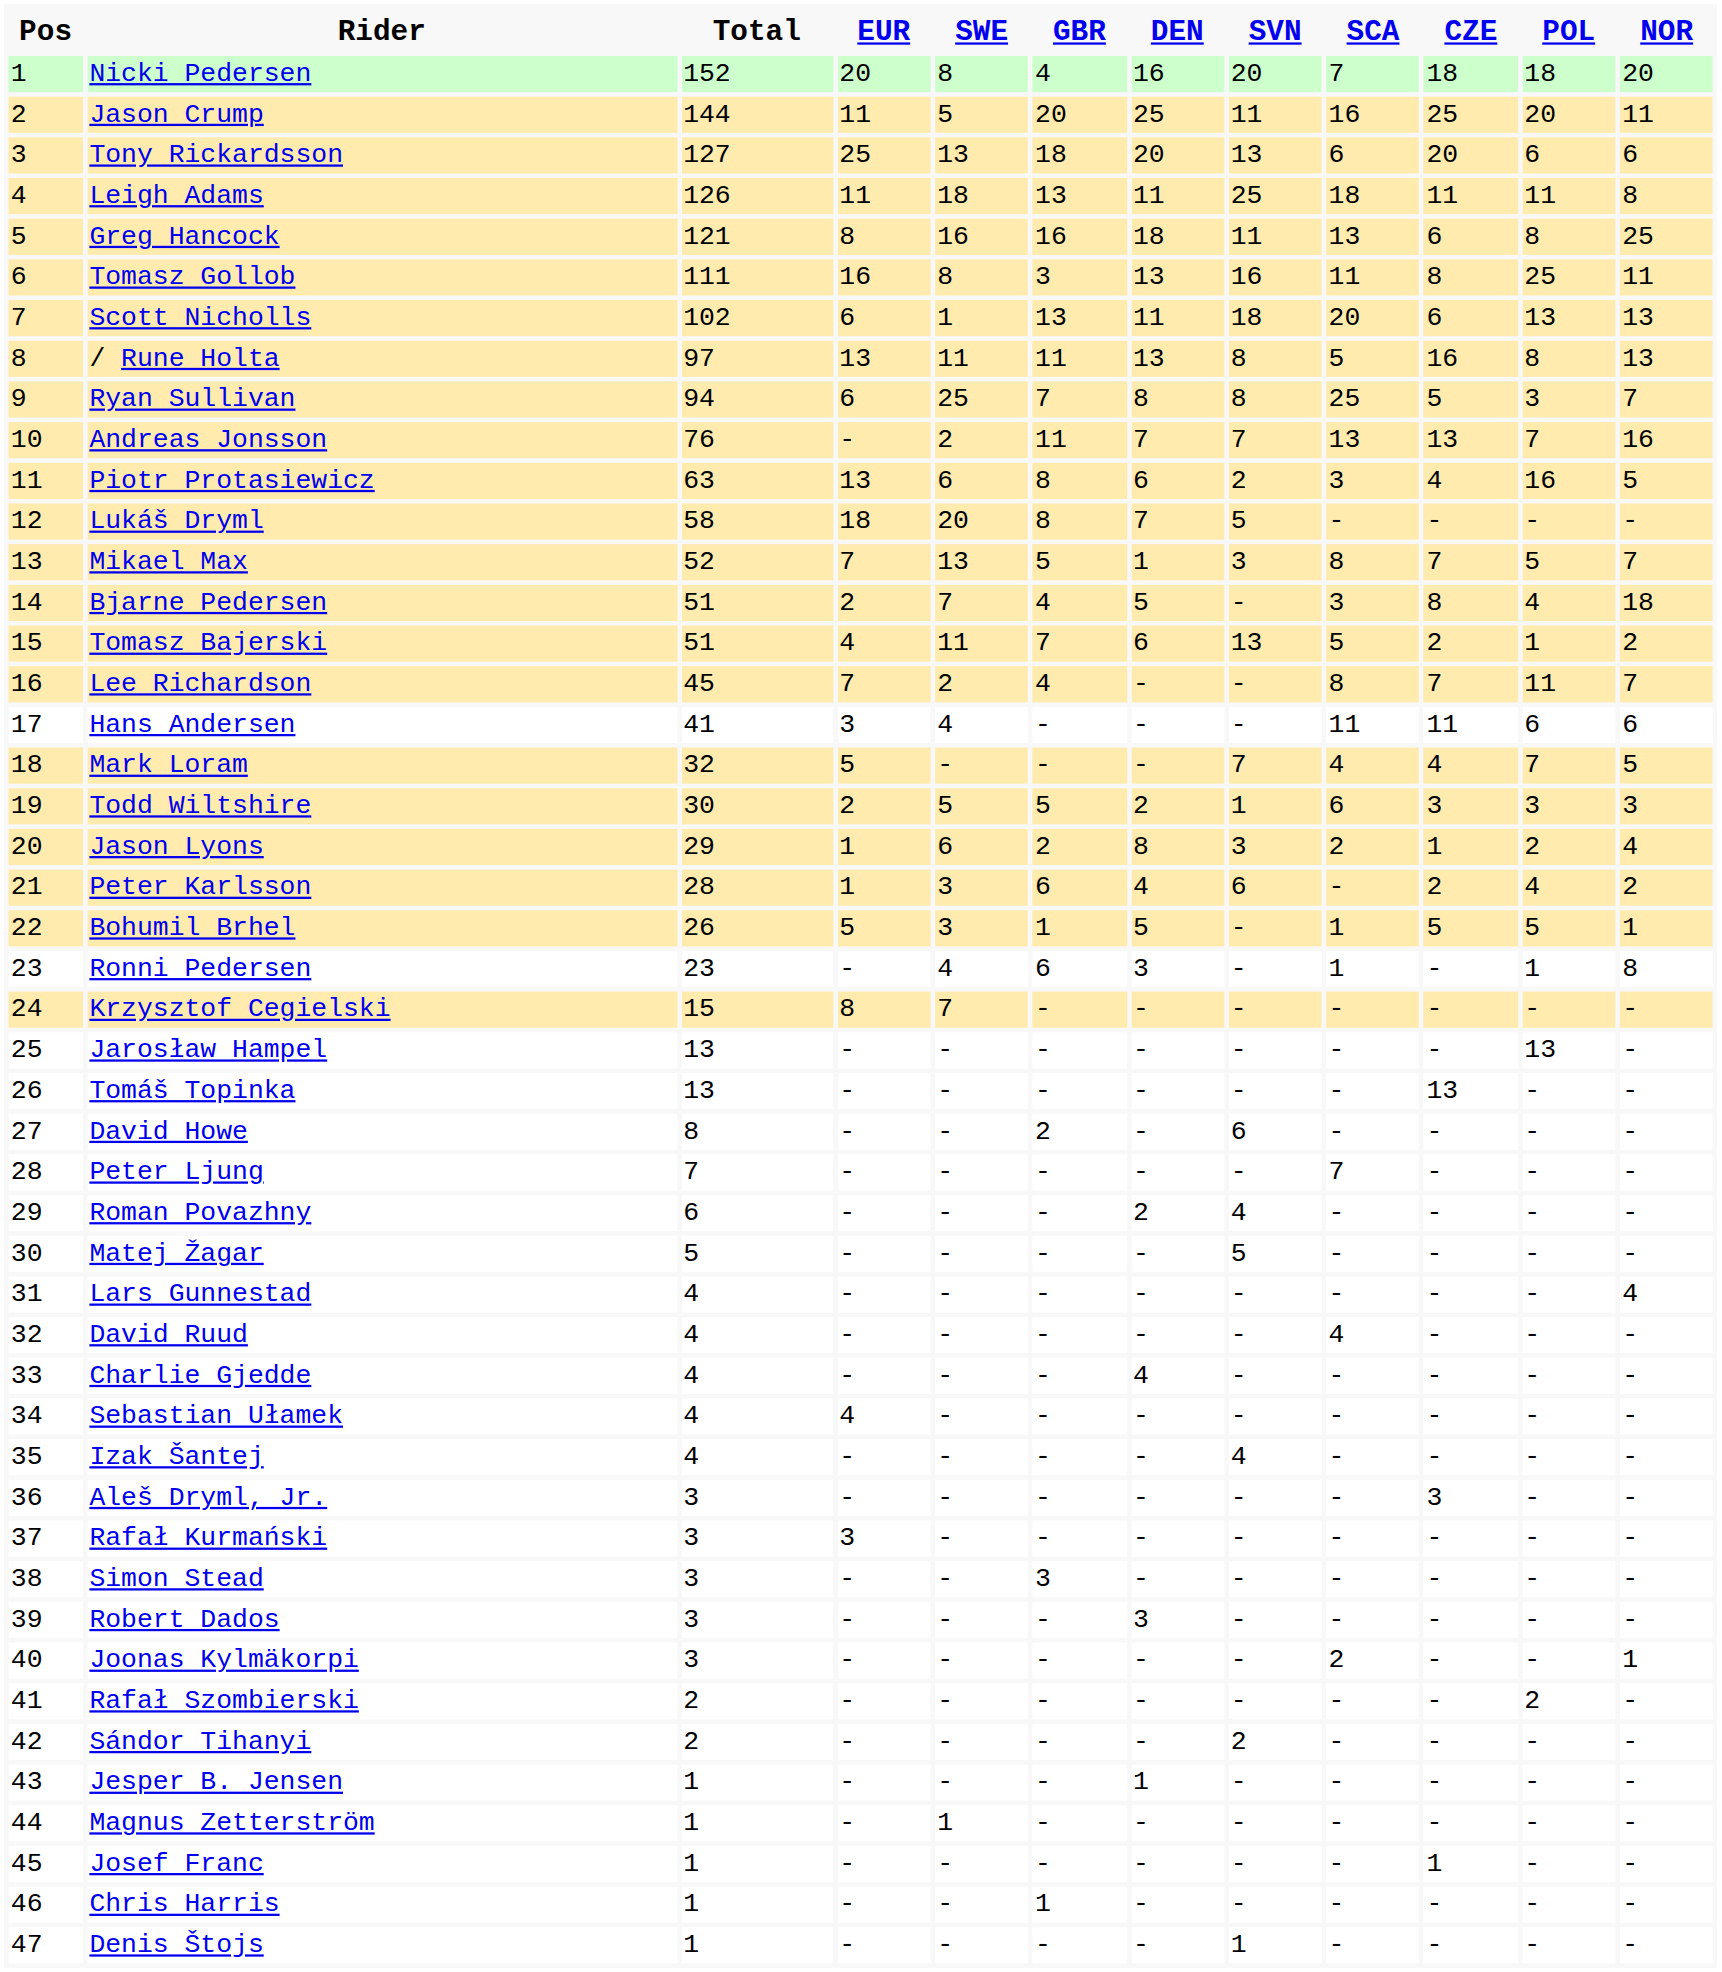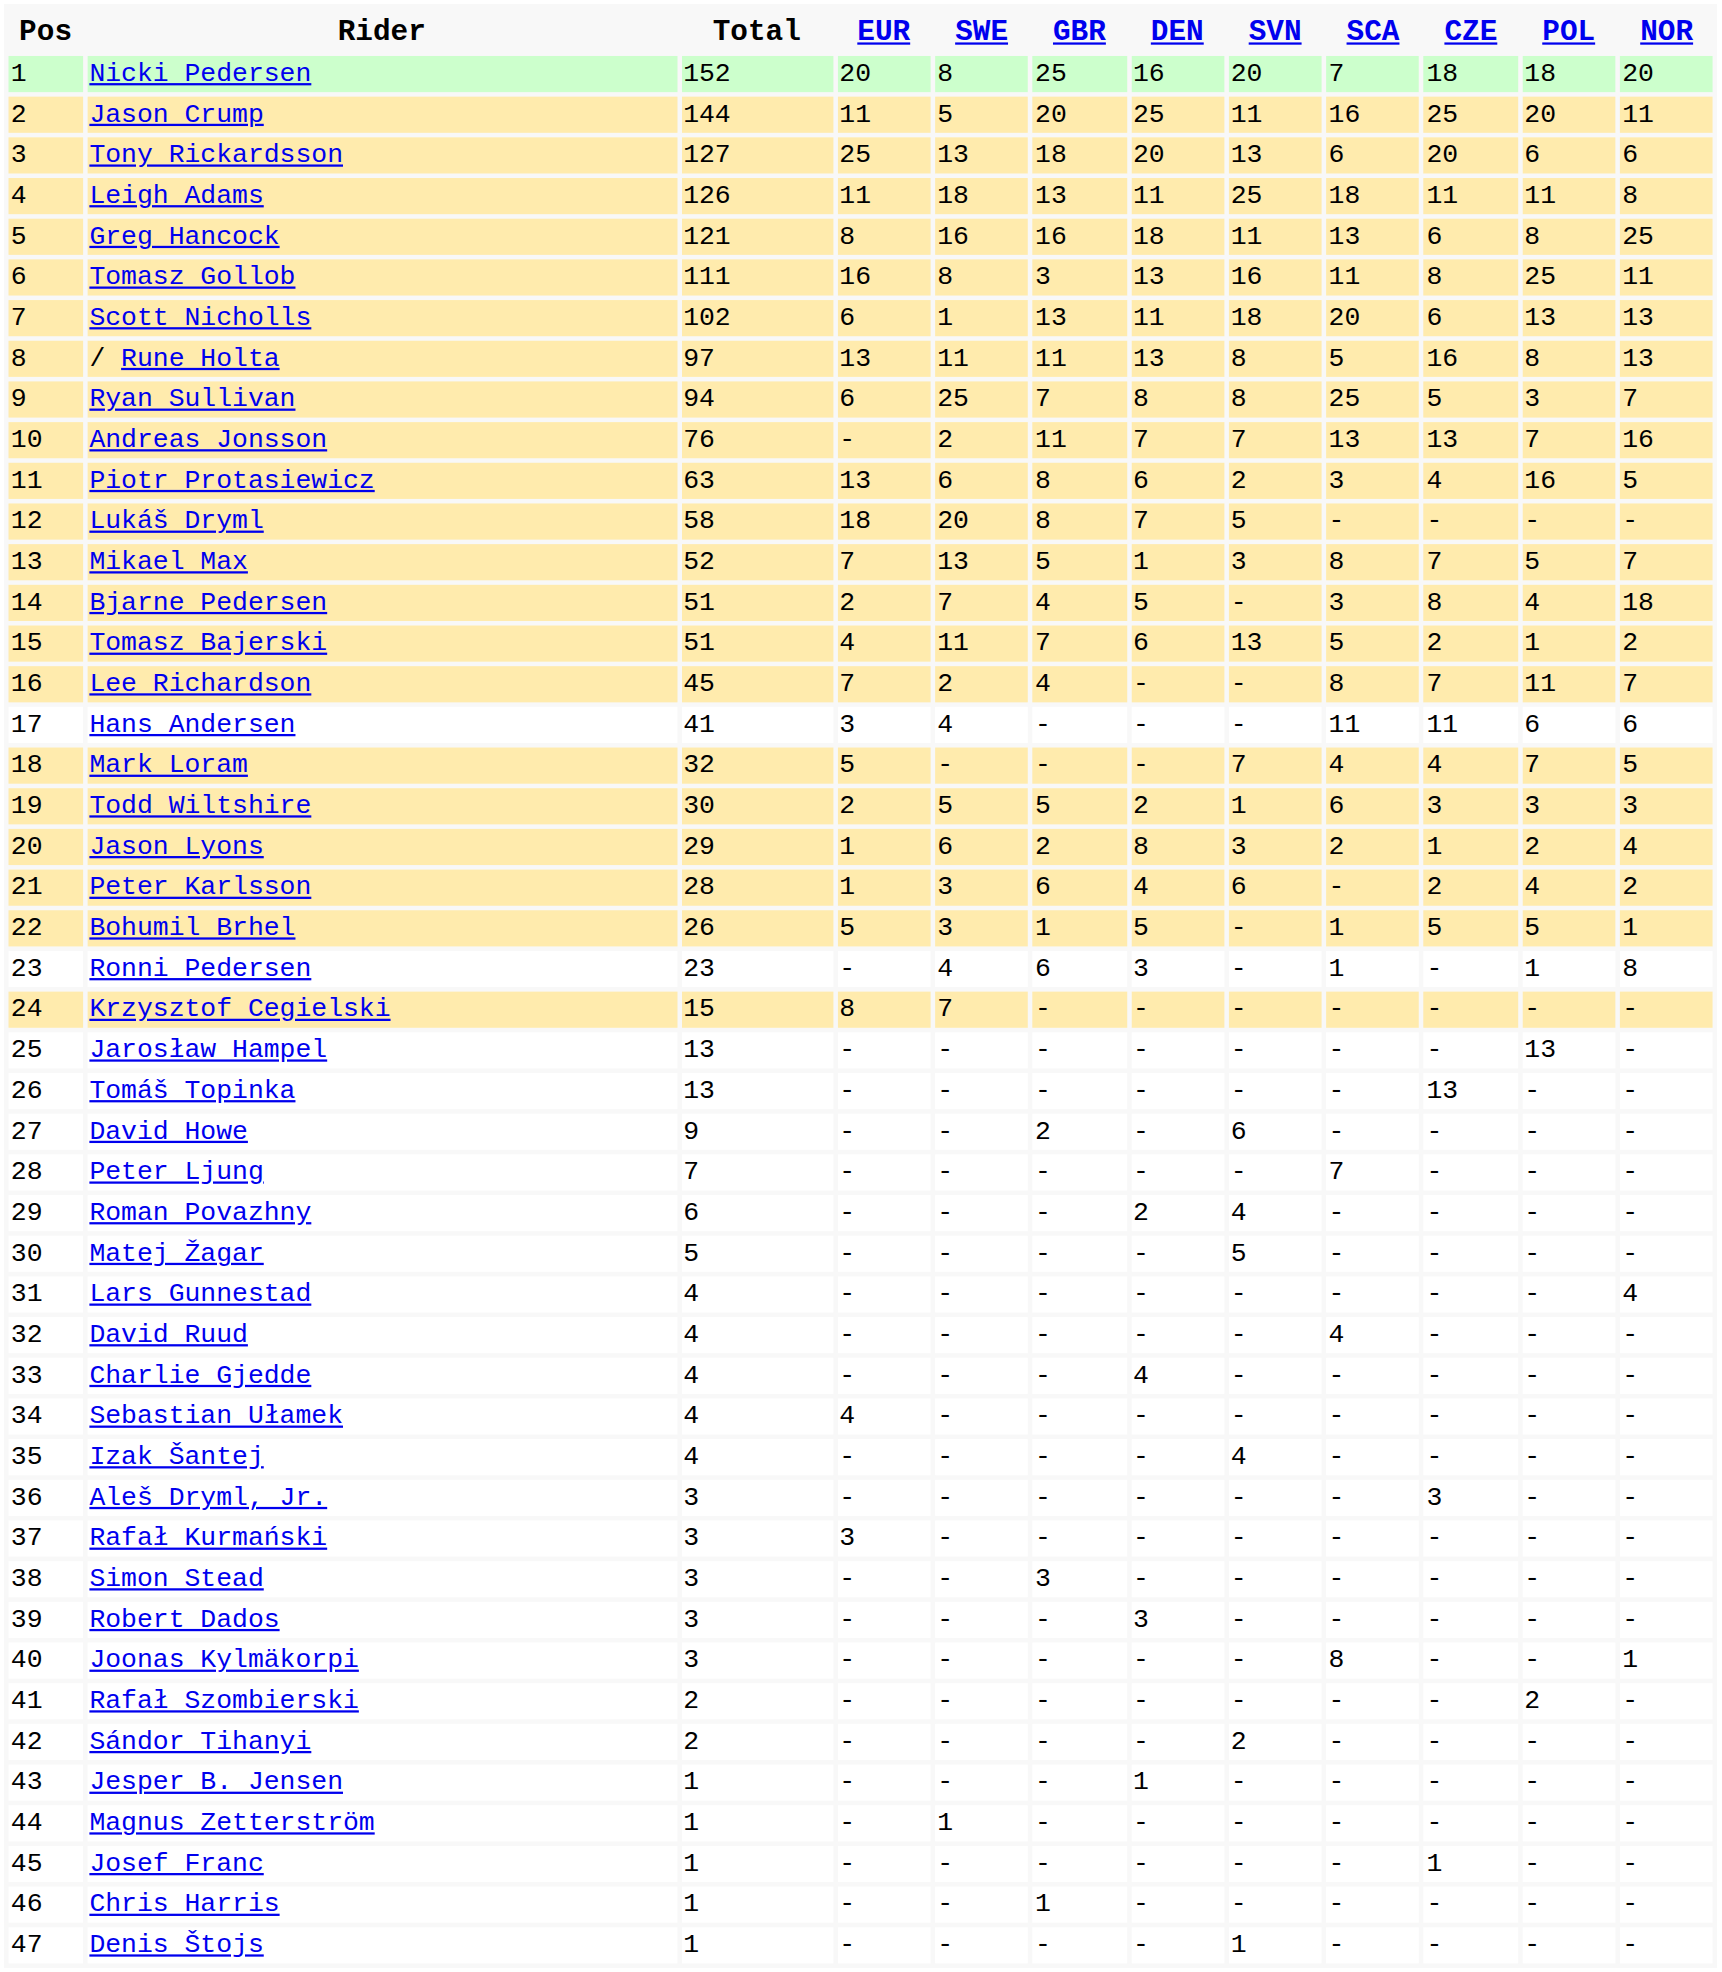(1043, 74) 4 -> (1051, 74) 25
(691, 1132) 8 -> (691, 1132) 9
(1337, 1661) 2 -> (1337, 1661) 8
